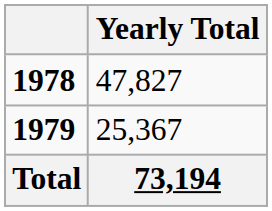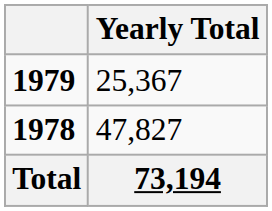rows swapped: (44, 79) <-> (44, 129)
